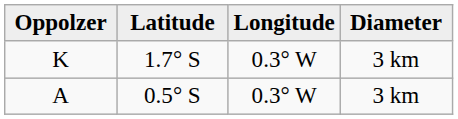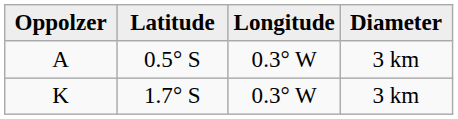rows swapped: (61, 95) <-> (61, 59)
